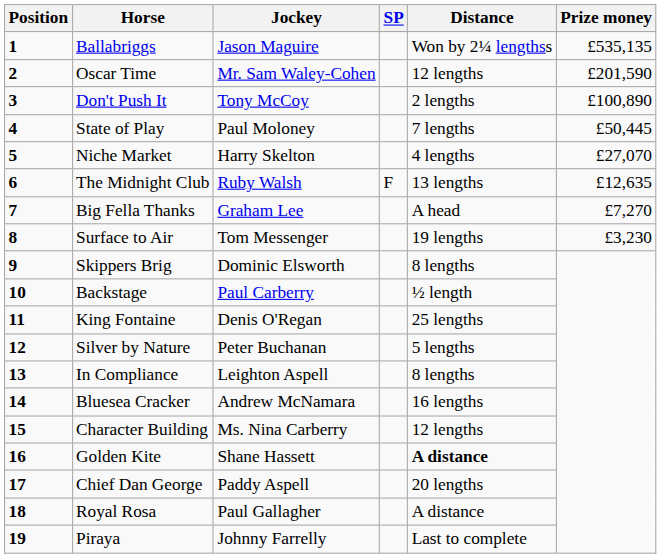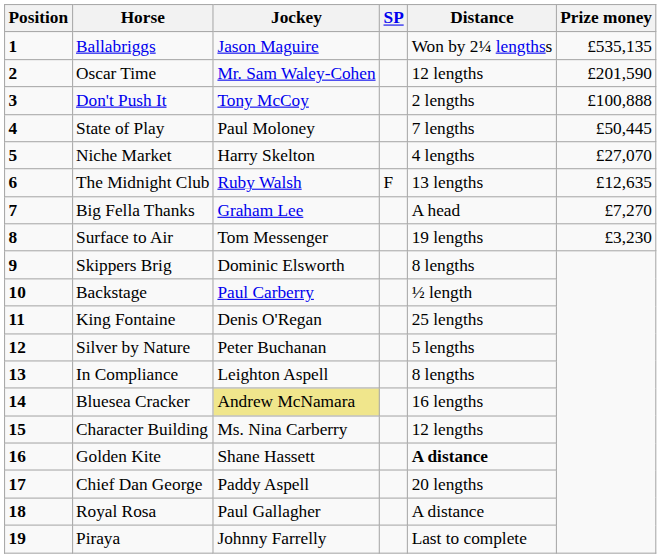(620, 100) £100,890 -> (620, 100) £100,888
(286, 401) no background -> (286, 401) khaki background
